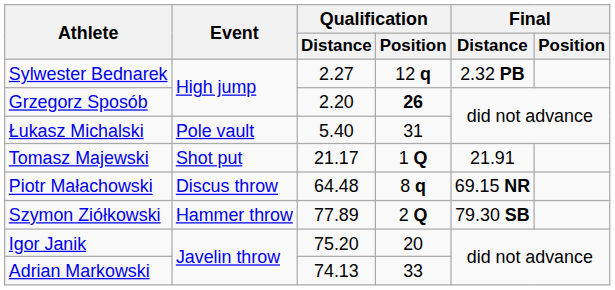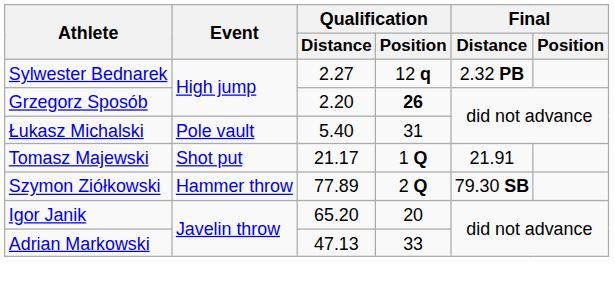- row: (81, 187)
(336, 243) 75.20 -> (336, 215) 65.20
(336, 271) 74.13 -> (336, 243) 47.13
